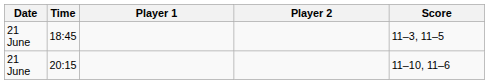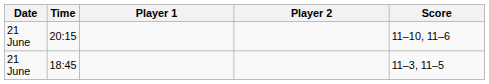rows swapped: (63, 36) <-> (63, 65)
